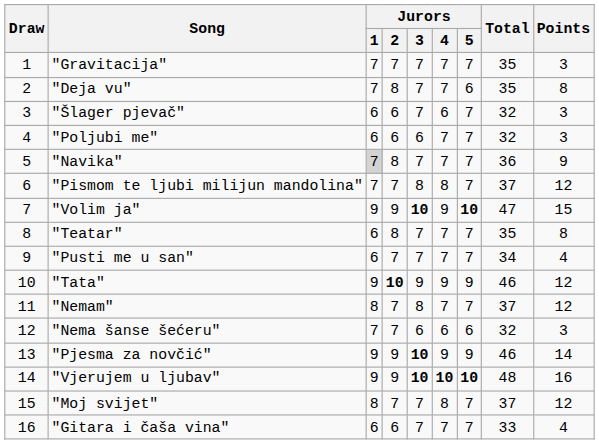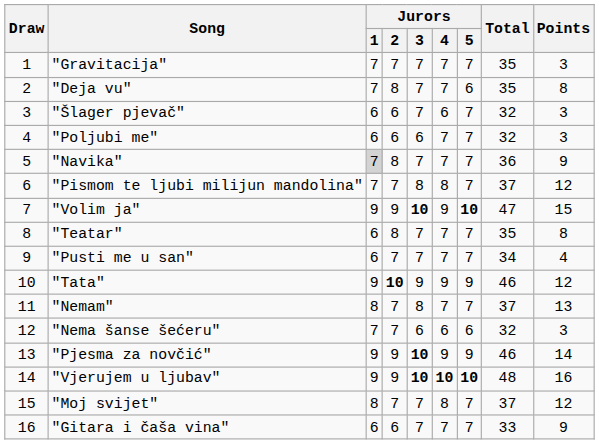(563, 306) 12 -> (563, 306) 13
(563, 427) 4 -> (563, 427) 9
